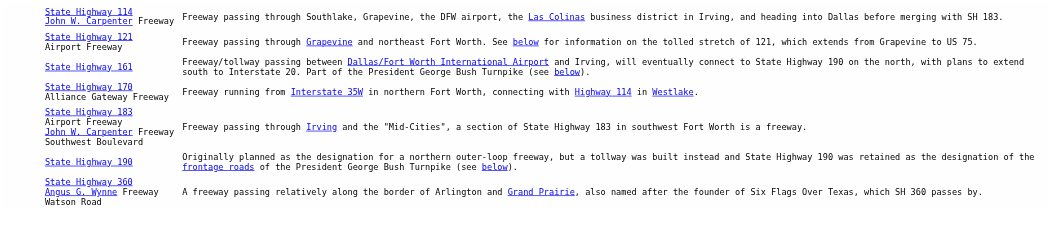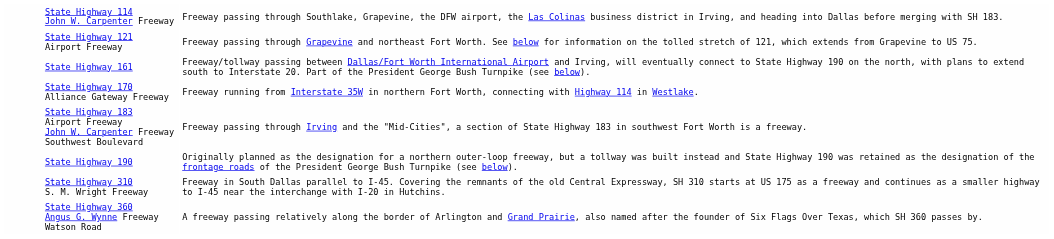+ row: (97, 187)
